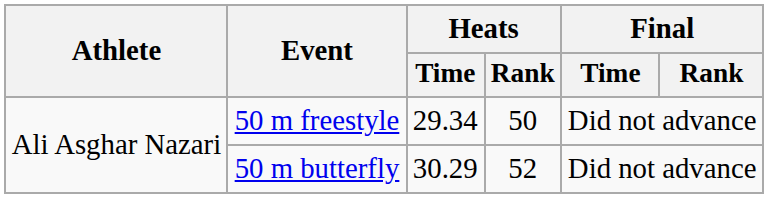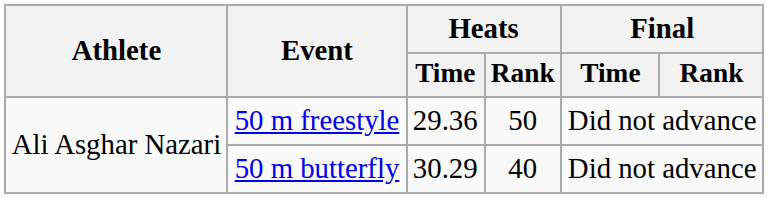(445, 121) 29.34 -> (445, 121) 29.36
(523, 168) 52 -> (523, 168) 40
